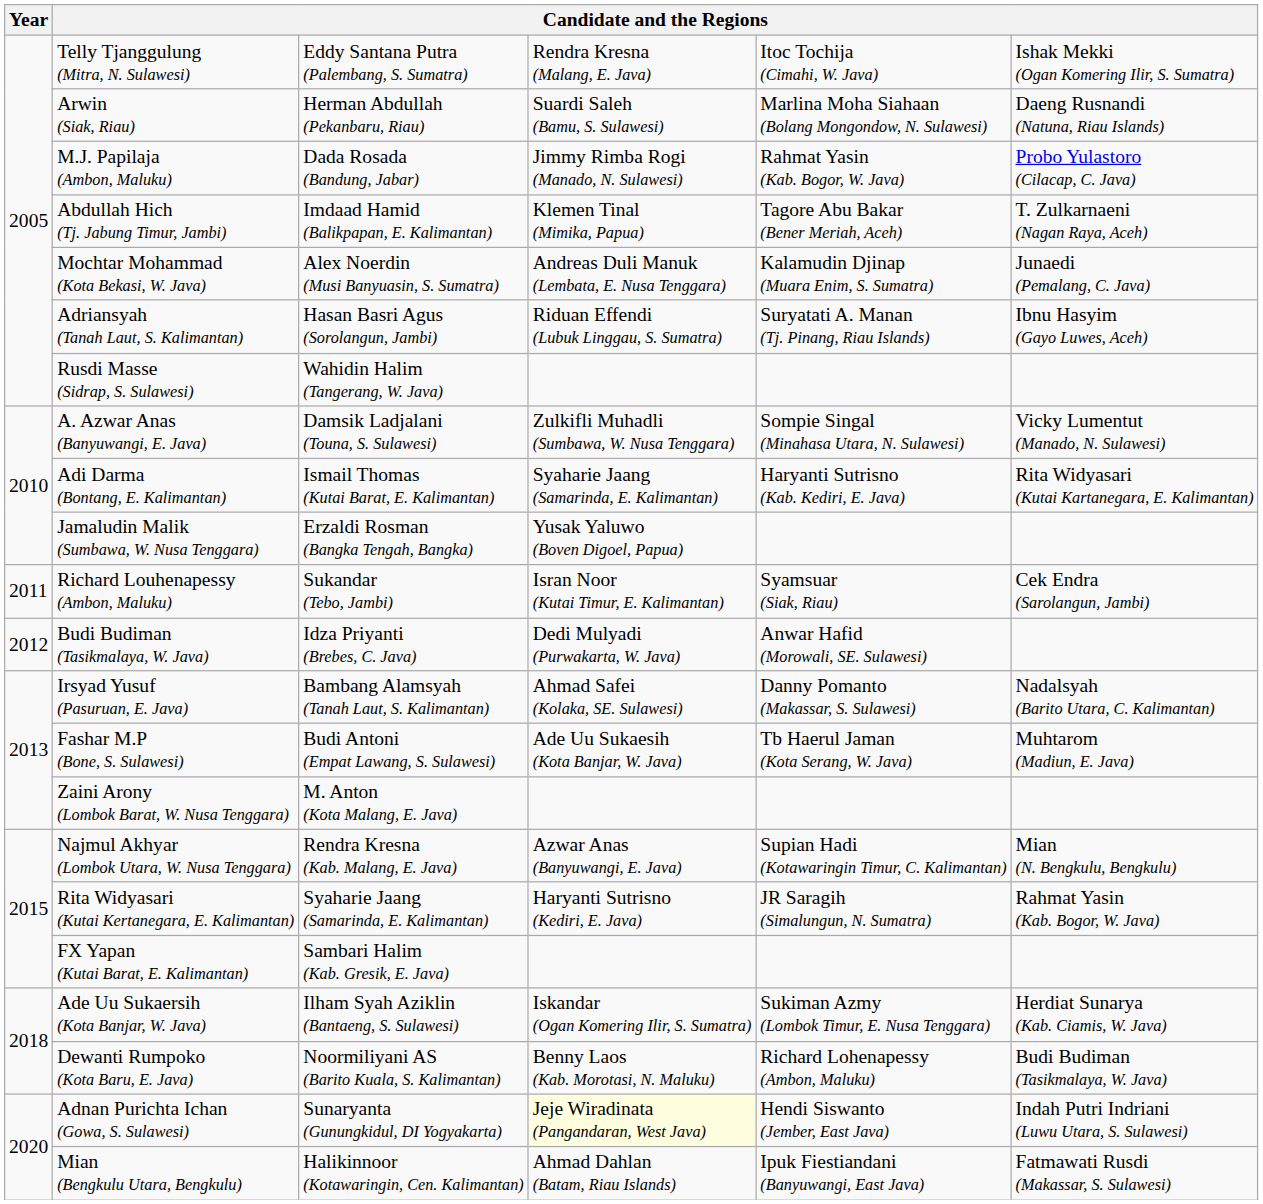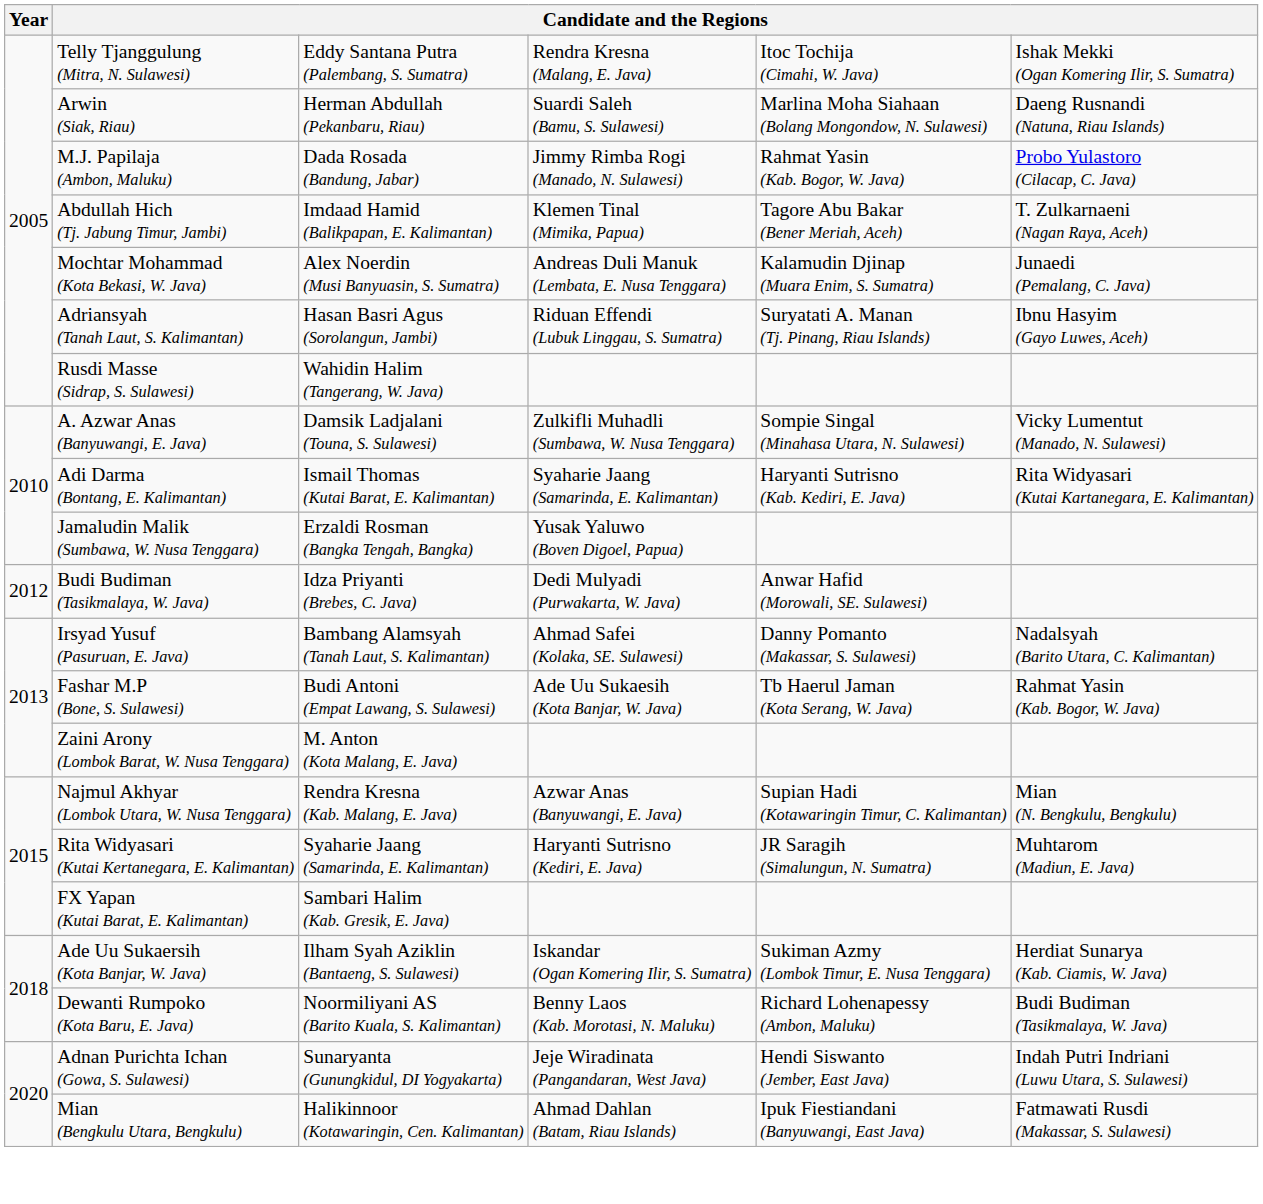- row: (146, 591)
(1075, 749) Muhtarom (Madiun, E. Java) -> (1088, 696) Rahmat Yasin (Kab. Bogor, W. Java)
(1088, 908) Rahmat Yasin (Kab. Bogor, W. Java) -> (1075, 855) Muhtarom (Madiun, E. Java)
(619, 1120) lightyellow background -> (619, 1067) no background
